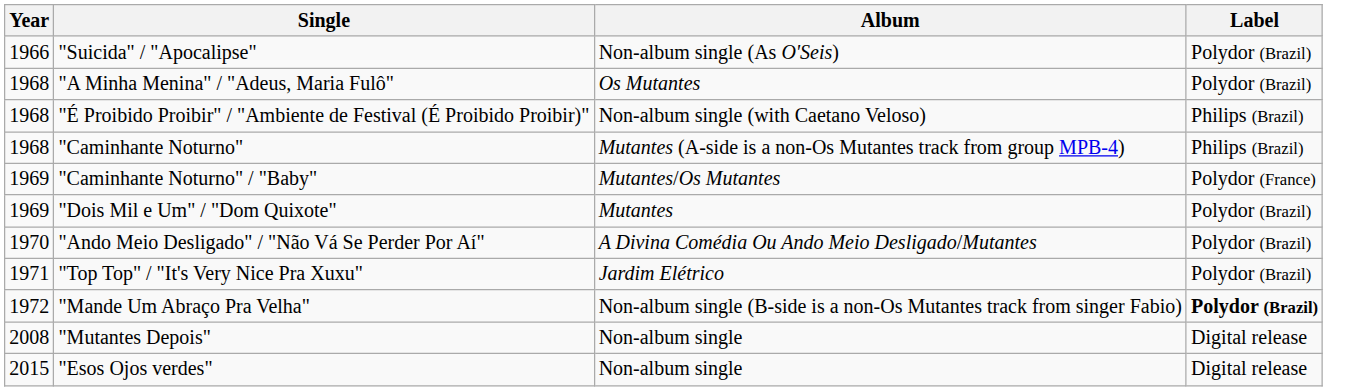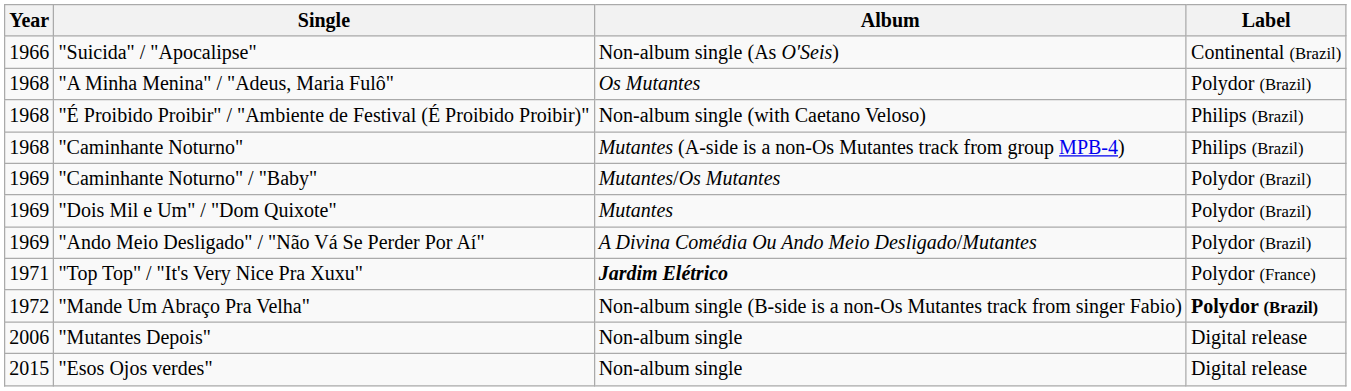(1251, 52) Polydor (Brazil) -> (1266, 52) Continental (Brazil)
(1253, 178) Polydor (France) -> (1251, 178) Polydor (Brazil)
(29, 242) 1970 -> (29, 242) 1969
(661, 274) normal -> (663, 274) bold
(1251, 274) Polydor (Brazil) -> (1253, 274) Polydor (France)
(29, 337) 2008 -> (29, 337) 2006
